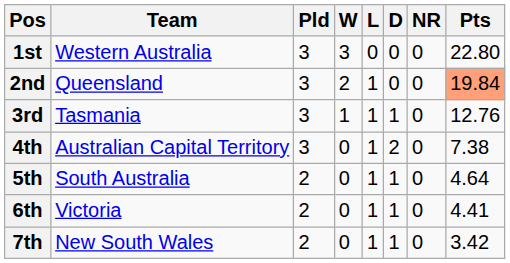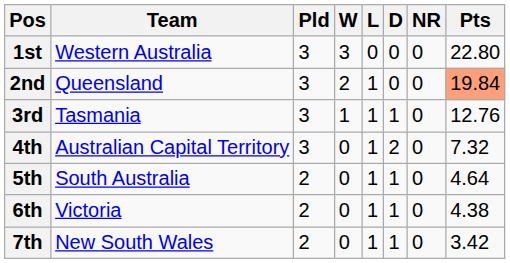(470, 147) 7.38 -> (470, 147) 7.32
(470, 210) 4.41 -> (470, 210) 4.38
